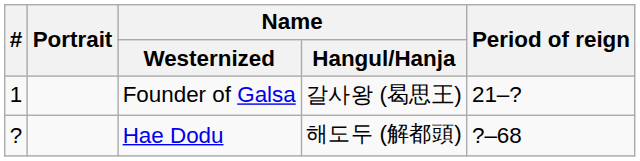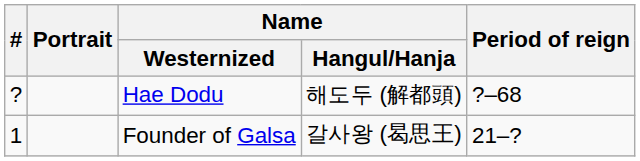rows swapped: (209, 95) <-> (173, 135)
